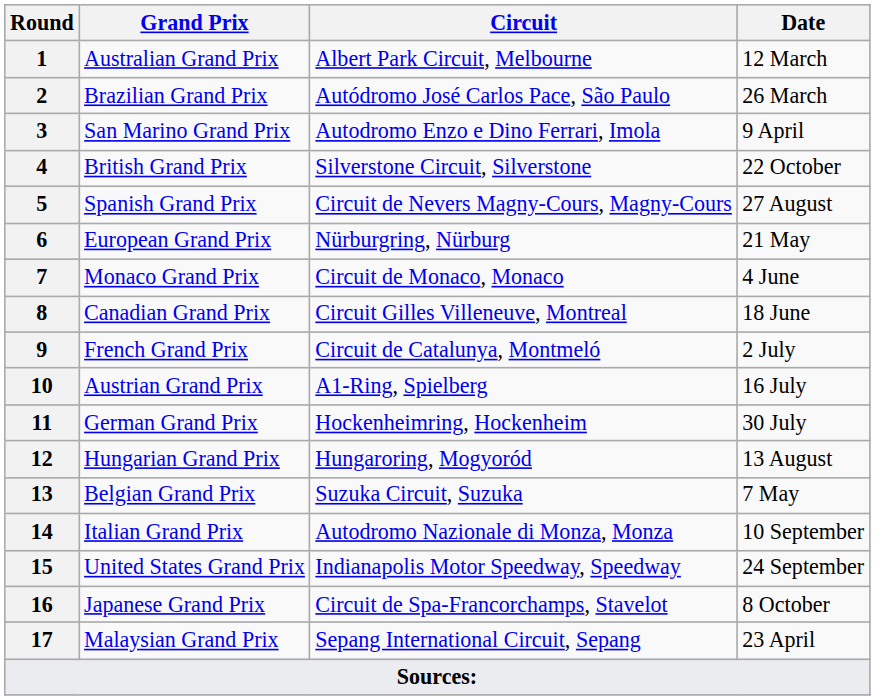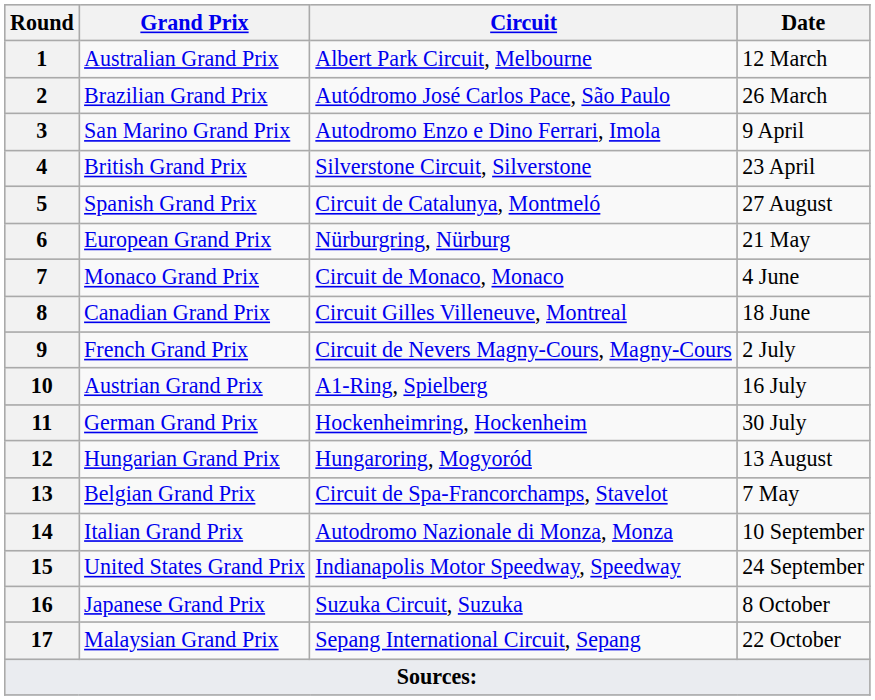(792, 167) 22 October -> (779, 167) 23 April
(524, 204) Circuit de Nevers Magny-Cours, Magny-Cours -> (458, 204) Circuit de Catalunya, Montmeló
(458, 349) Circuit de Catalunya, Montmeló -> (524, 349) Circuit de Nevers Magny-Cours, Magny-Cours
(419, 494) Suzuka Circuit, Suzuka -> (491, 494) Circuit de Spa-Francorchamps, Stavelot
(491, 603) Circuit de Spa-Francorchamps, Stavelot -> (419, 603) Suzuka Circuit, Suzuka
(779, 640) 23 April -> (792, 640) 22 October
